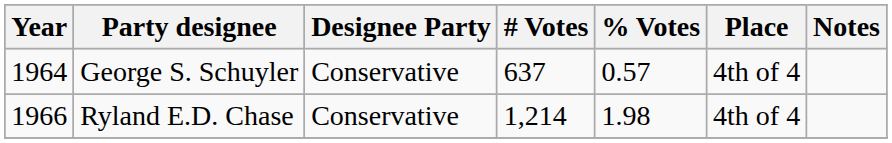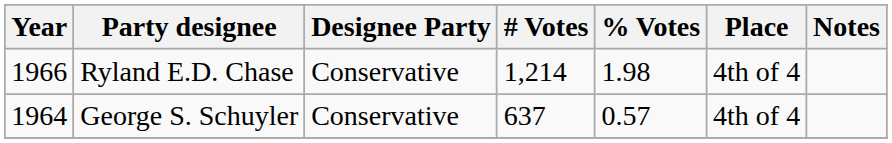rows swapped: (189, 71) <-> (187, 115)
